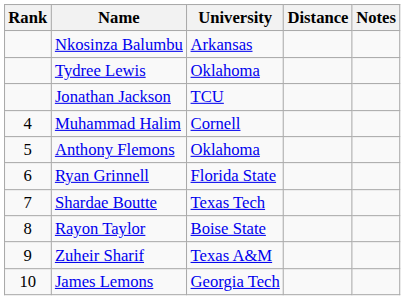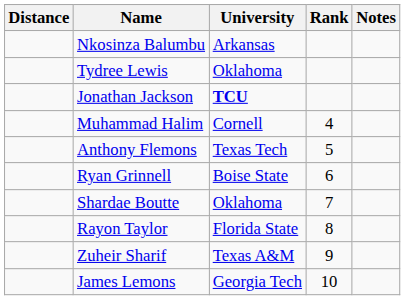columns swapped: (28, 17) <-> (318, 17)
(207, 96) normal -> (230, 96) bold
(225, 149) Oklahoma -> (250, 149) Texas Tech
(233, 176) Florida State -> (250, 176) Boise State
(228, 202) Texas Tech -> (247, 202) Oklahoma
(228, 228) Boise State -> (255, 228) Florida State
